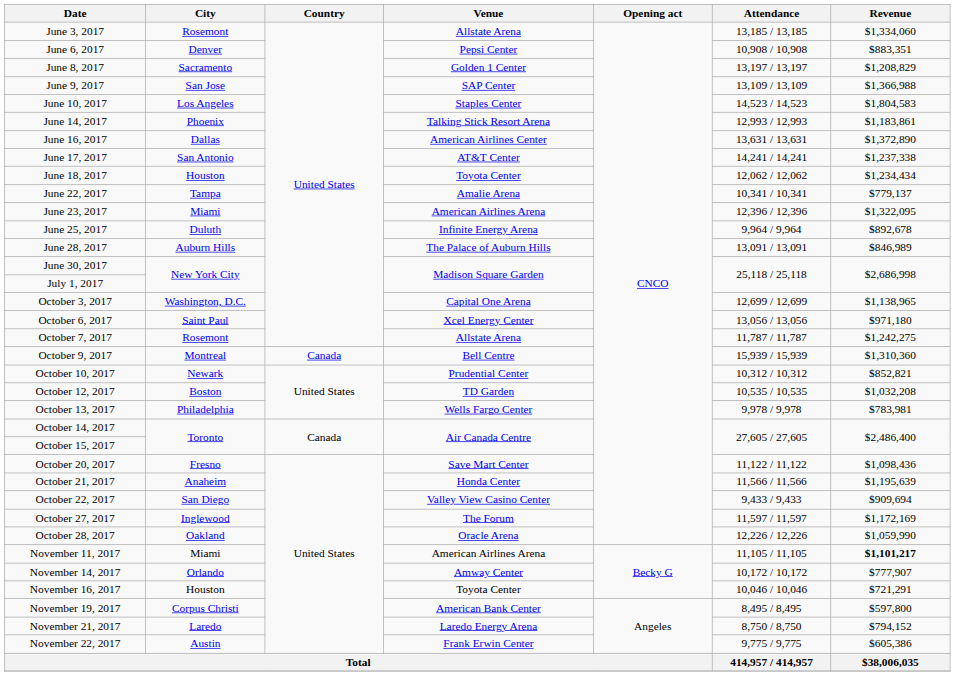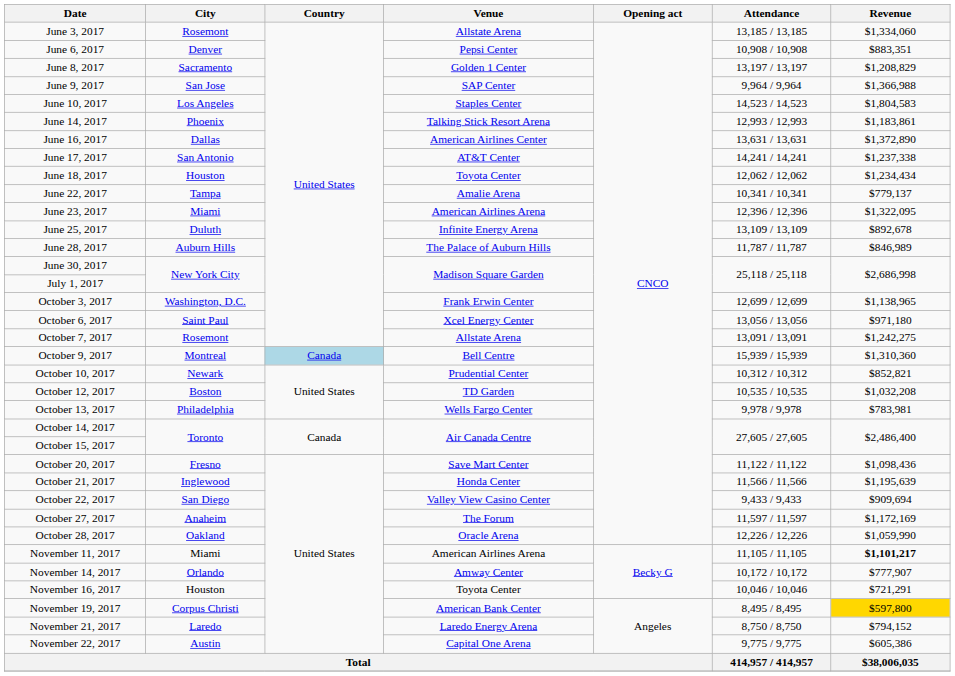(772, 85) 13,109 / 13,109 -> (772, 85) 9,964 / 9,964
(772, 229) 9,964 / 9,964 -> (772, 229) 13,109 / 13,109
(772, 247) 13,091 / 13,091 -> (772, 247) 11,787 / 11,787
(488, 301) Capital One Arena -> (488, 301) Frank Erwin Center
(772, 337) 11,787 / 11,787 -> (772, 337) 13,091 / 13,091
(324, 355) no background -> (324, 355) lightblue background
(205, 481) Anaheim -> (205, 481) Inglewood
(205, 517) Inglewood -> (205, 517) Anaheim
(890, 608) no background -> (890, 608) gold background
(488, 644) Frank Erwin Center -> (488, 644) Capital One Arena
